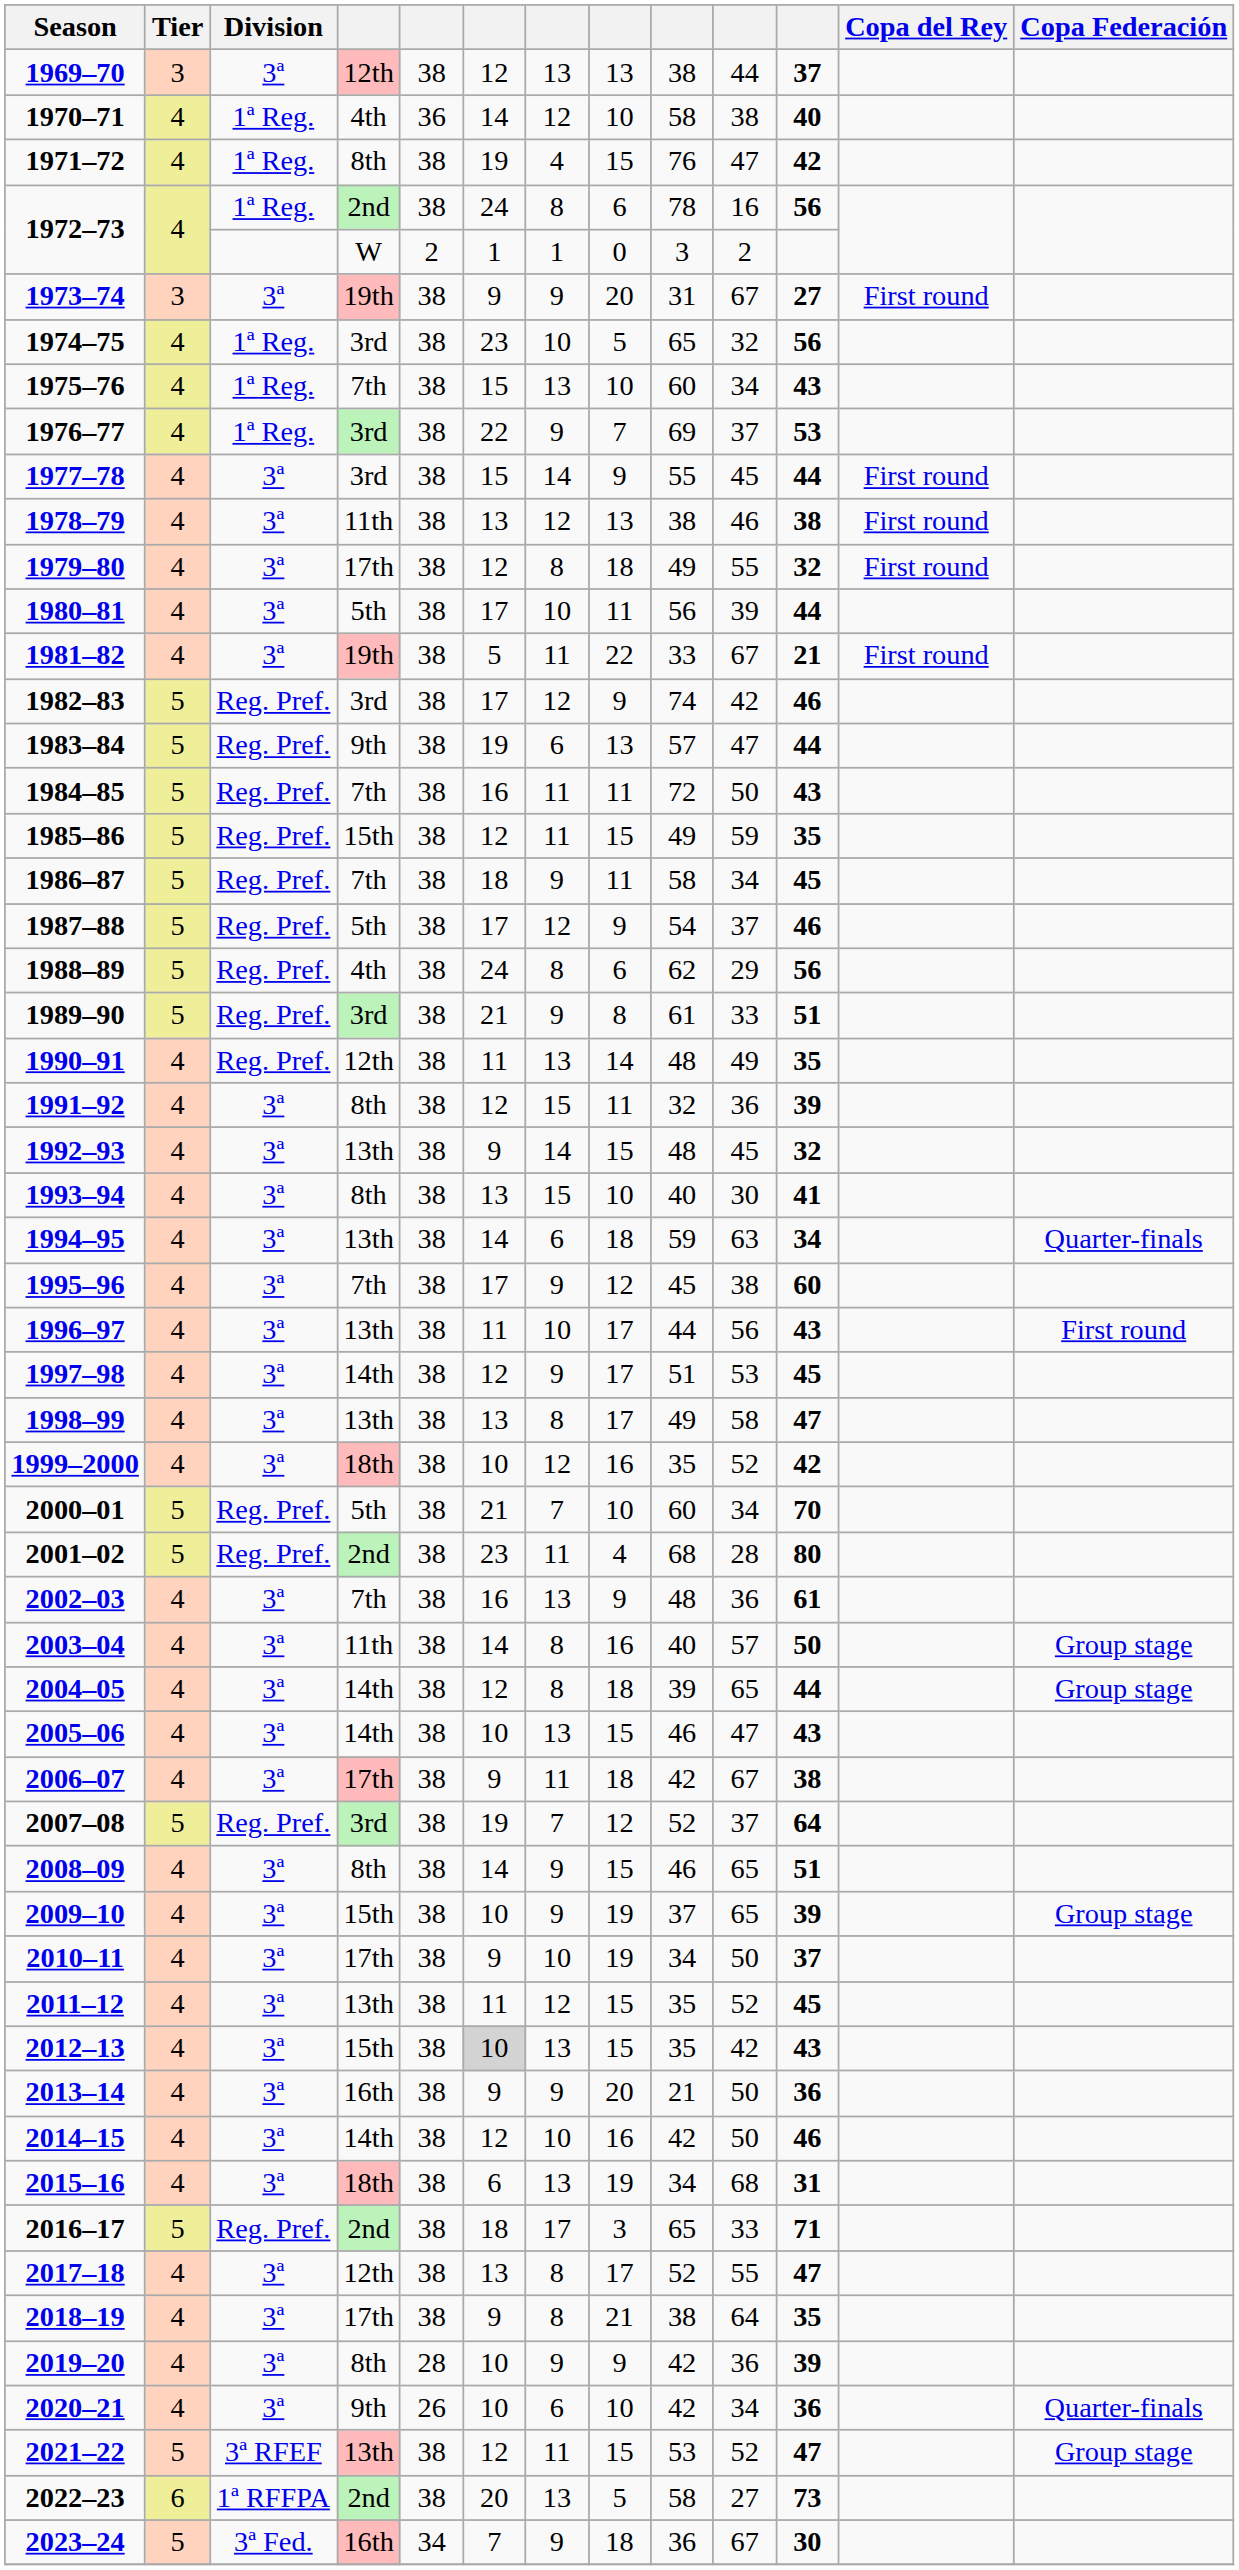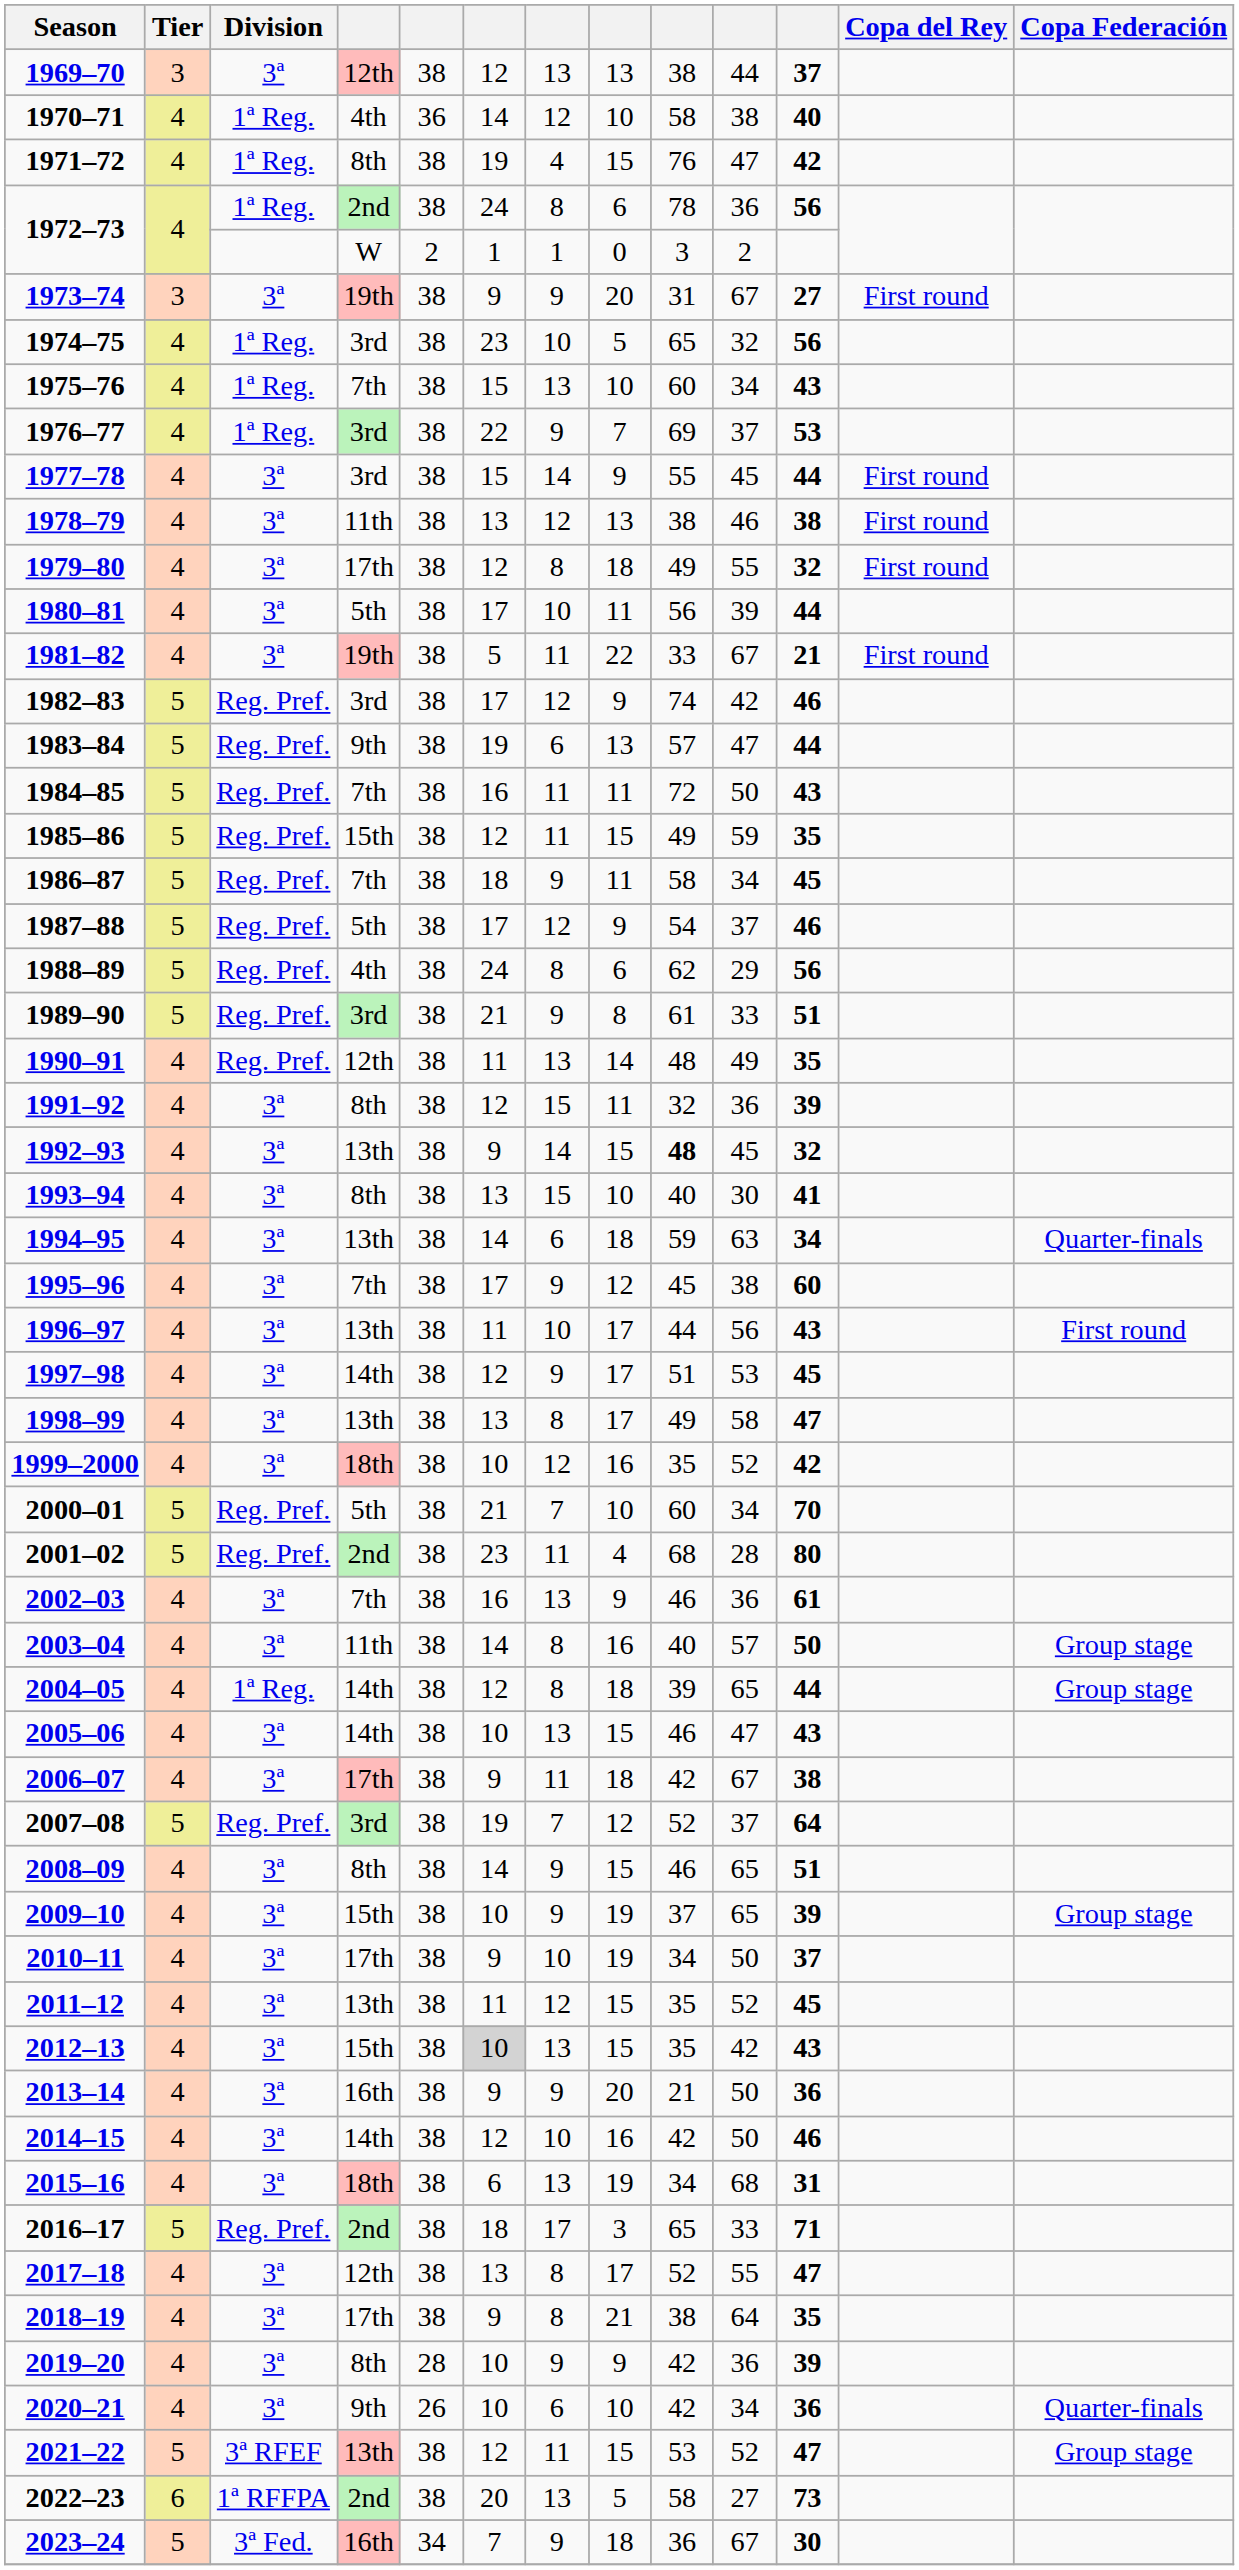(745, 206) 16 -> (745, 206) 36
(682, 1149) normal -> (682, 1149) bold
(682, 1598) 48 -> (682, 1598) 46
(273, 1688) 3ª -> (273, 1688) 1ª Reg.
